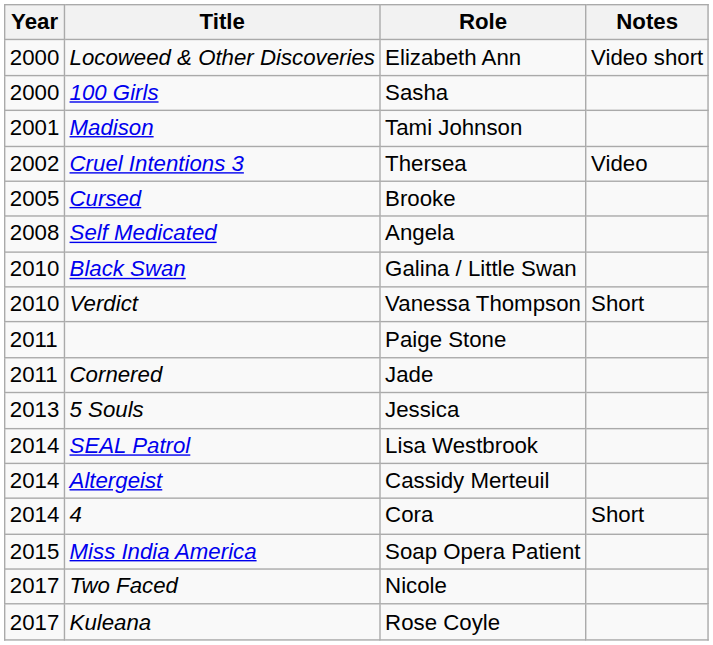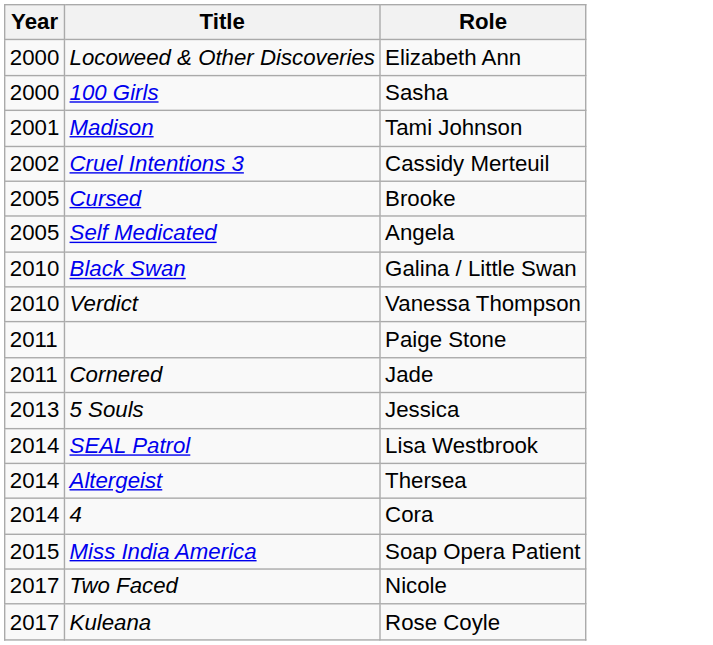- column: (647, 22)
(426, 163) Thersea -> (467, 163) Cassidy Merteuil
(35, 233) 2008 -> (35, 233) 2005
(467, 480) Cassidy Merteuil -> (426, 480) Thersea
